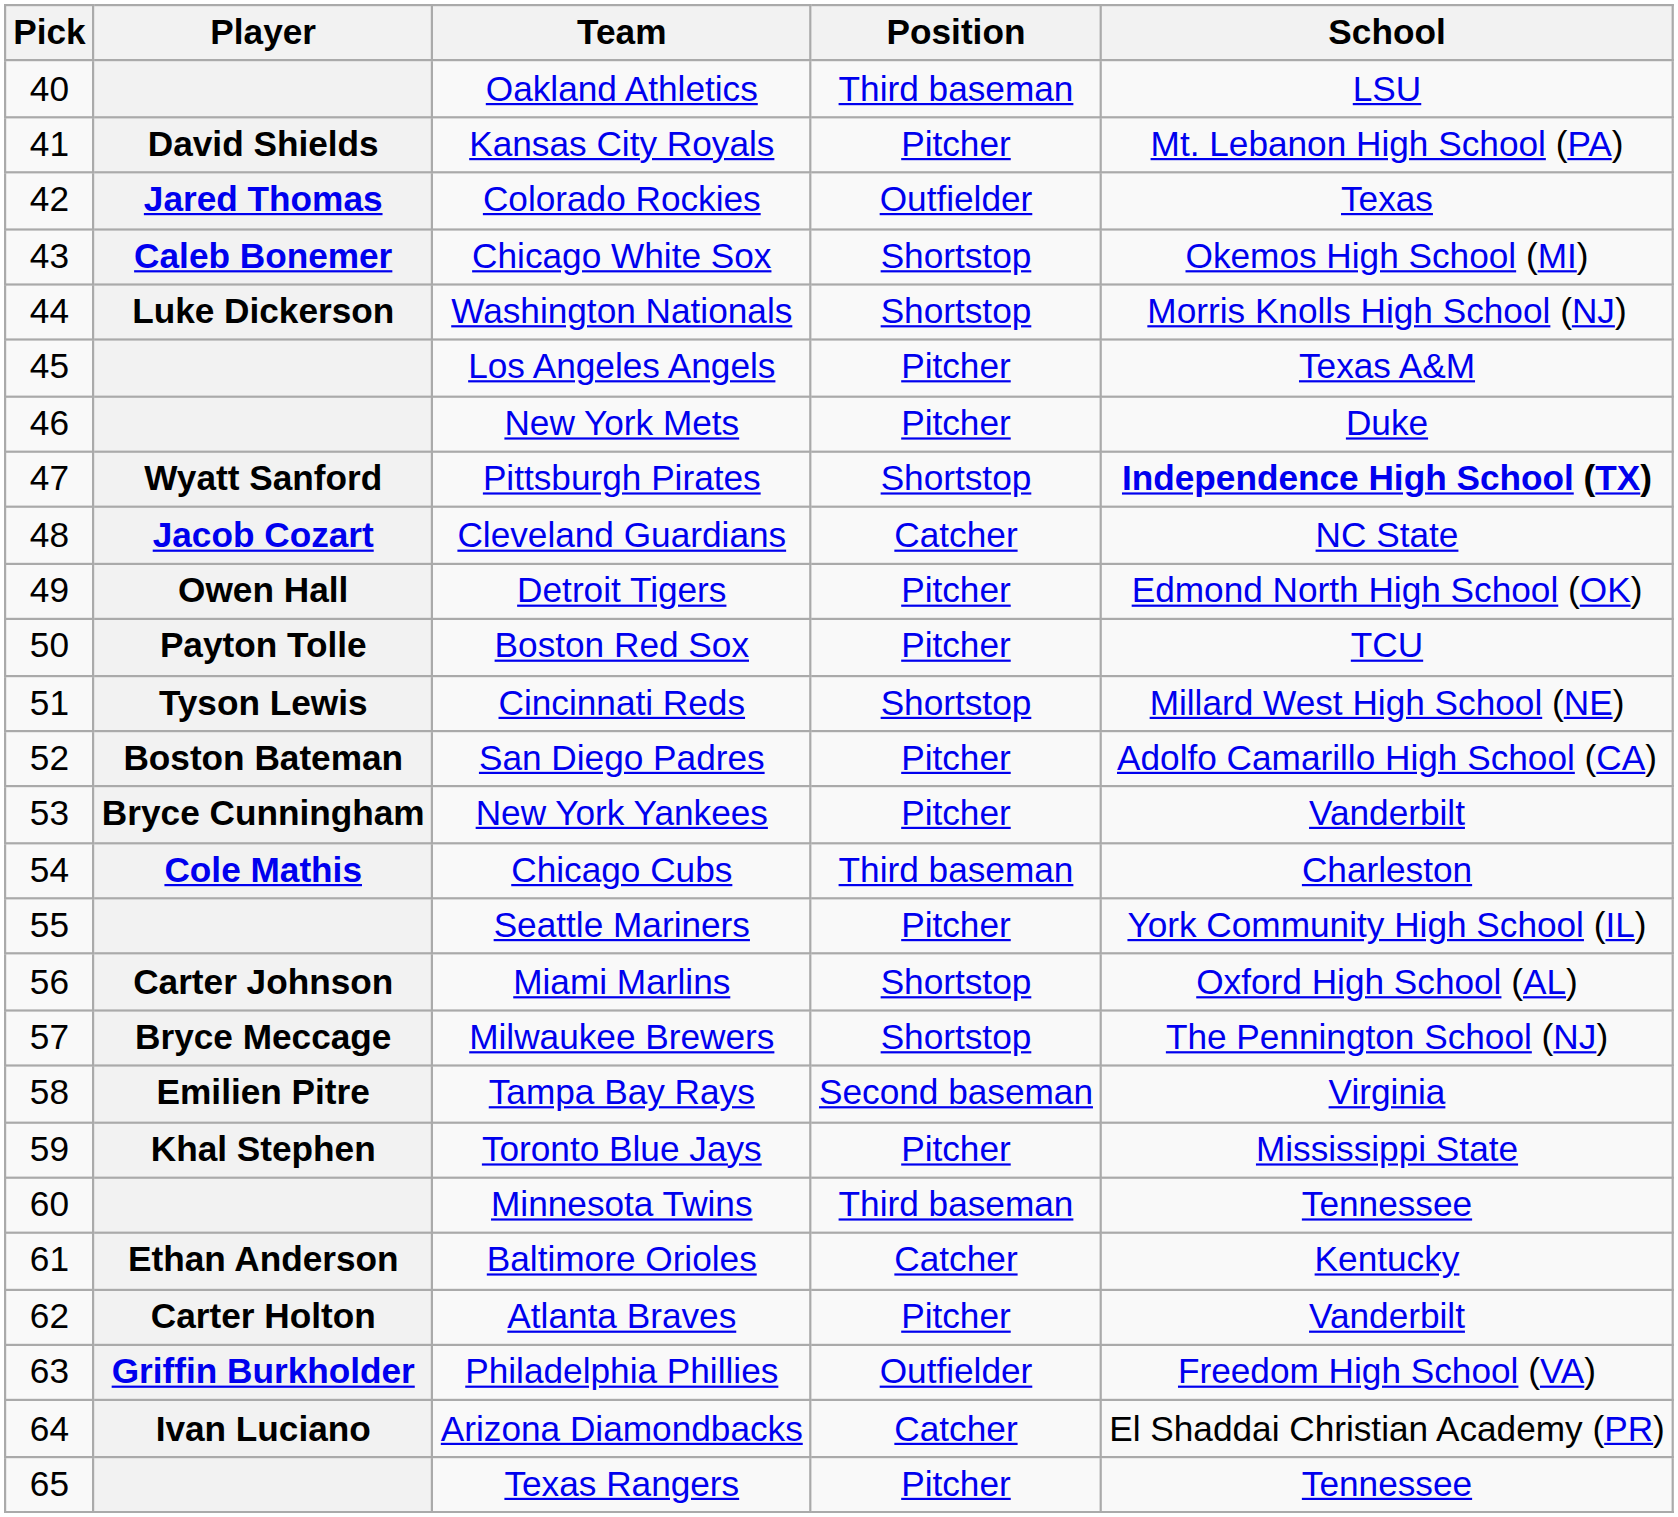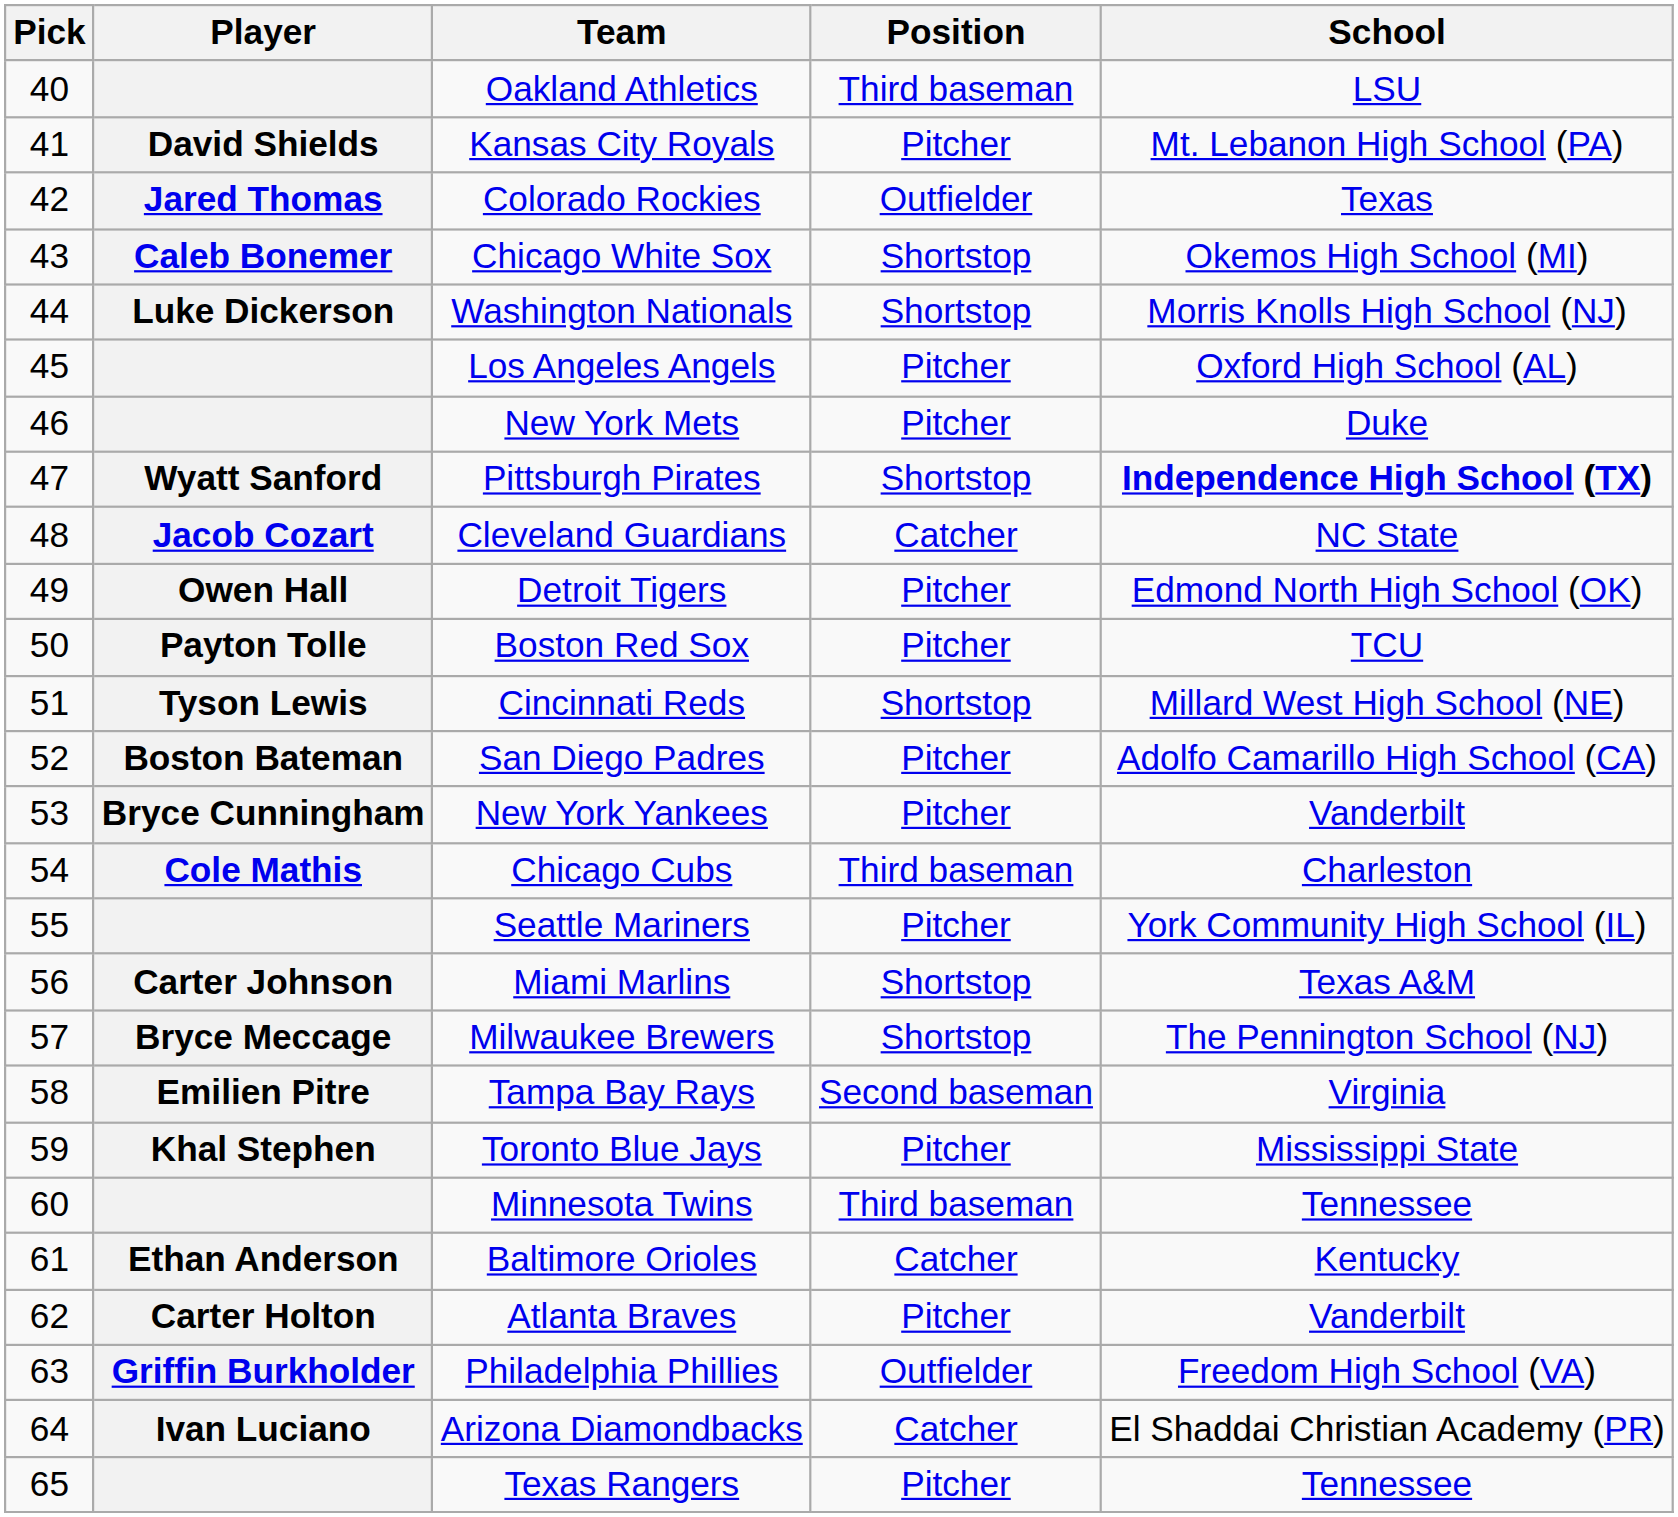(1387, 367) Texas A&M -> (1387, 367) Oxford High School (AL)
(1387, 981) Oxford High School (AL) -> (1387, 981) Texas A&M
